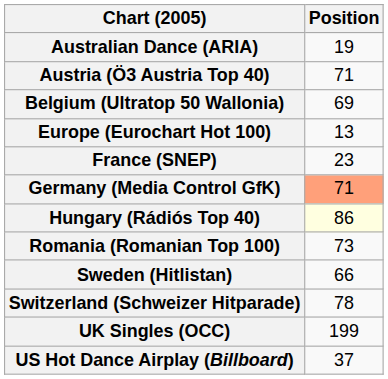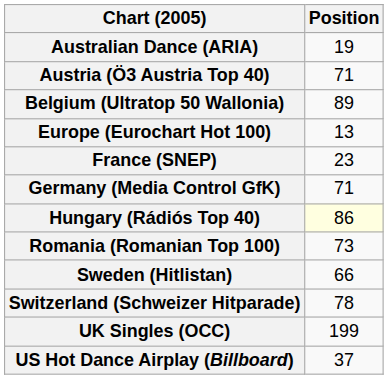(344, 103) 69 -> (344, 103) 89
(344, 189) lightsalmon background -> (344, 189) no background
